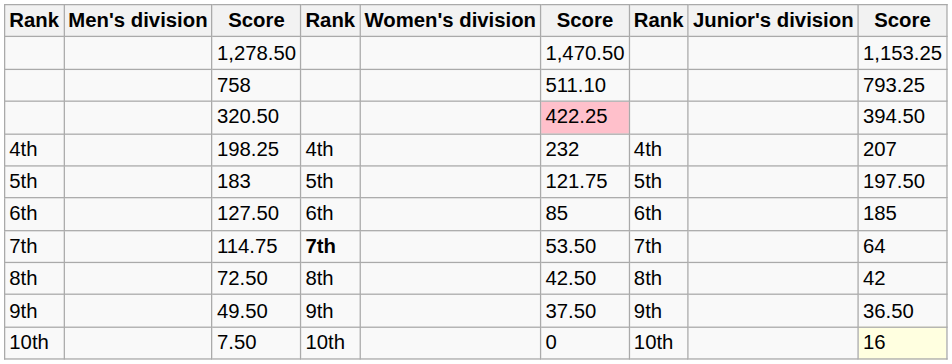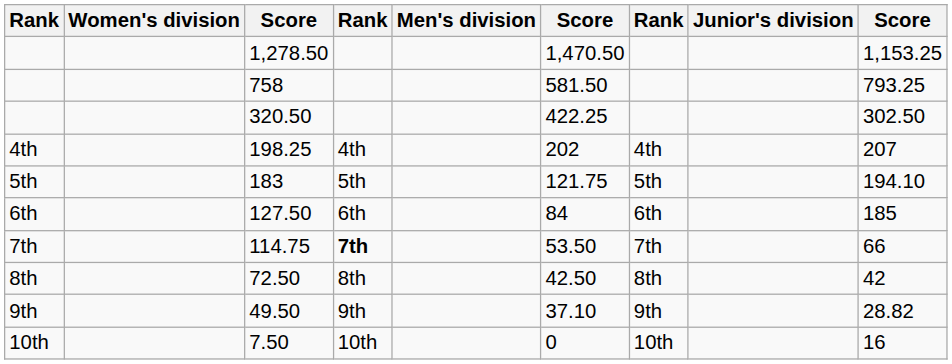columns swapped: (138, 20) <-> (450, 20)
(576, 85) 511.10 -> (576, 85) 581.50
(576, 117) pink background -> (576, 117) no background
(894, 117) 394.50 -> (894, 117) 302.50
(562, 149) 232 -> (562, 149) 202
(894, 181) 197.50 -> (894, 181) 194.10
(557, 213) 85 -> (557, 213) 84
(874, 246) 64 -> (874, 246) 66
(571, 310) 37.50 -> (571, 310) 37.10
(888, 310) 36.50 -> (888, 310) 28.82
(874, 342) lightyellow background -> (874, 342) no background
